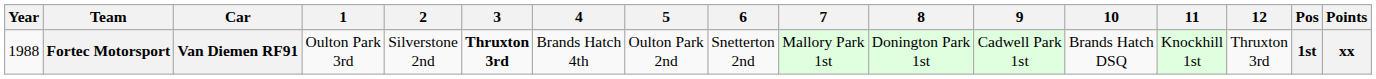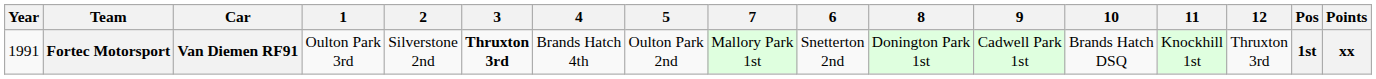columns swapped: (743, 16) <-> (823, 16)
(24, 51) 1988 -> (24, 51) 1991
